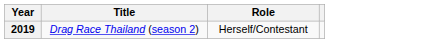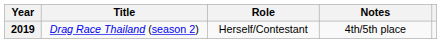+ column: (375, 13)
